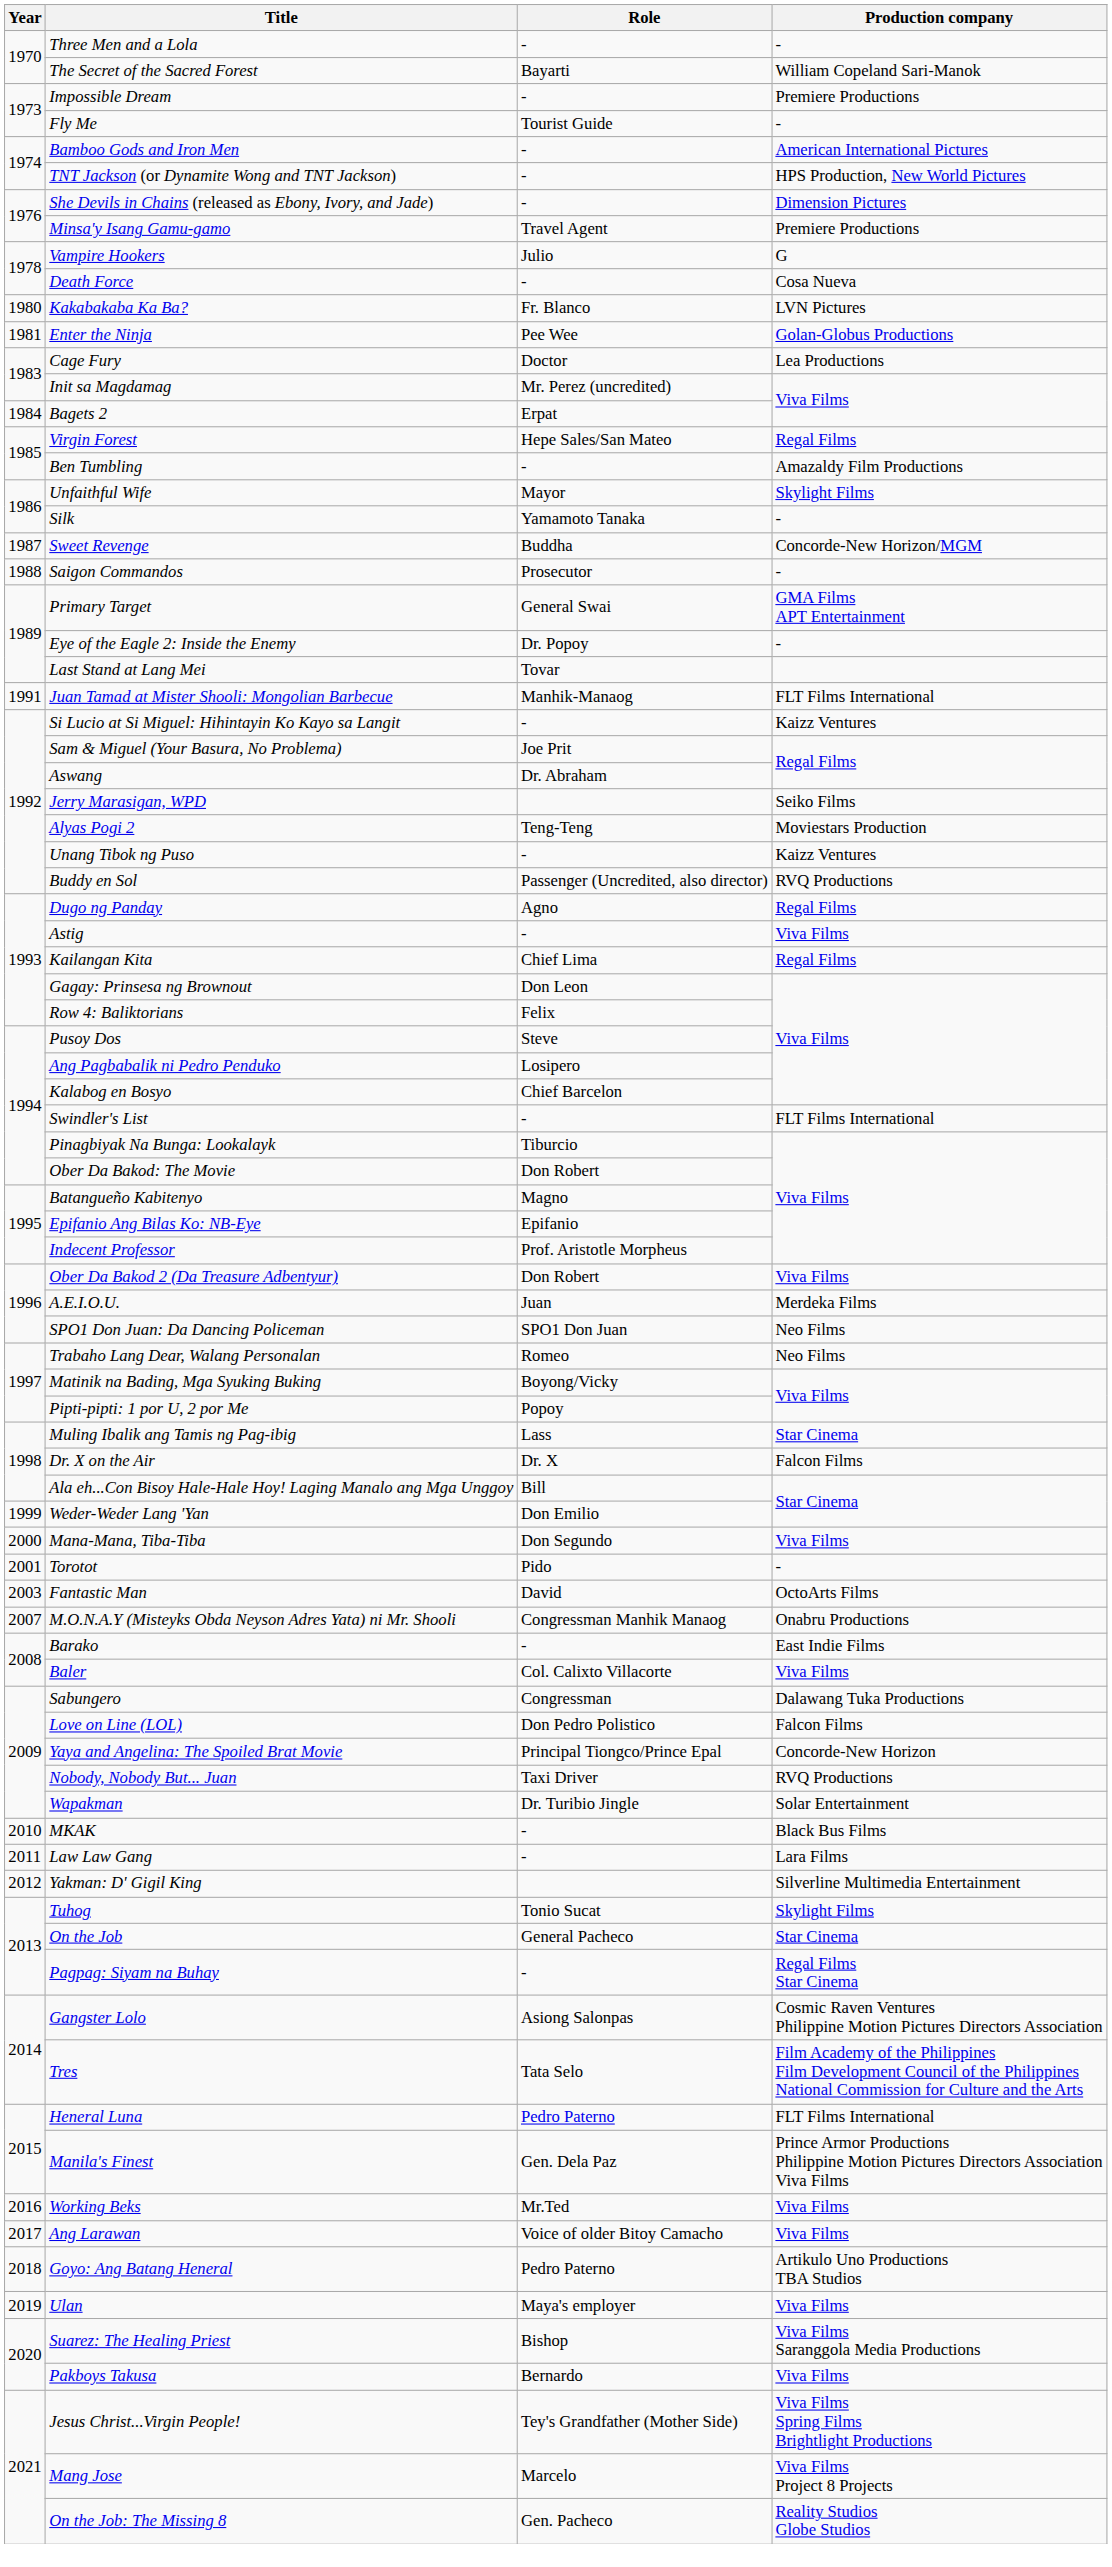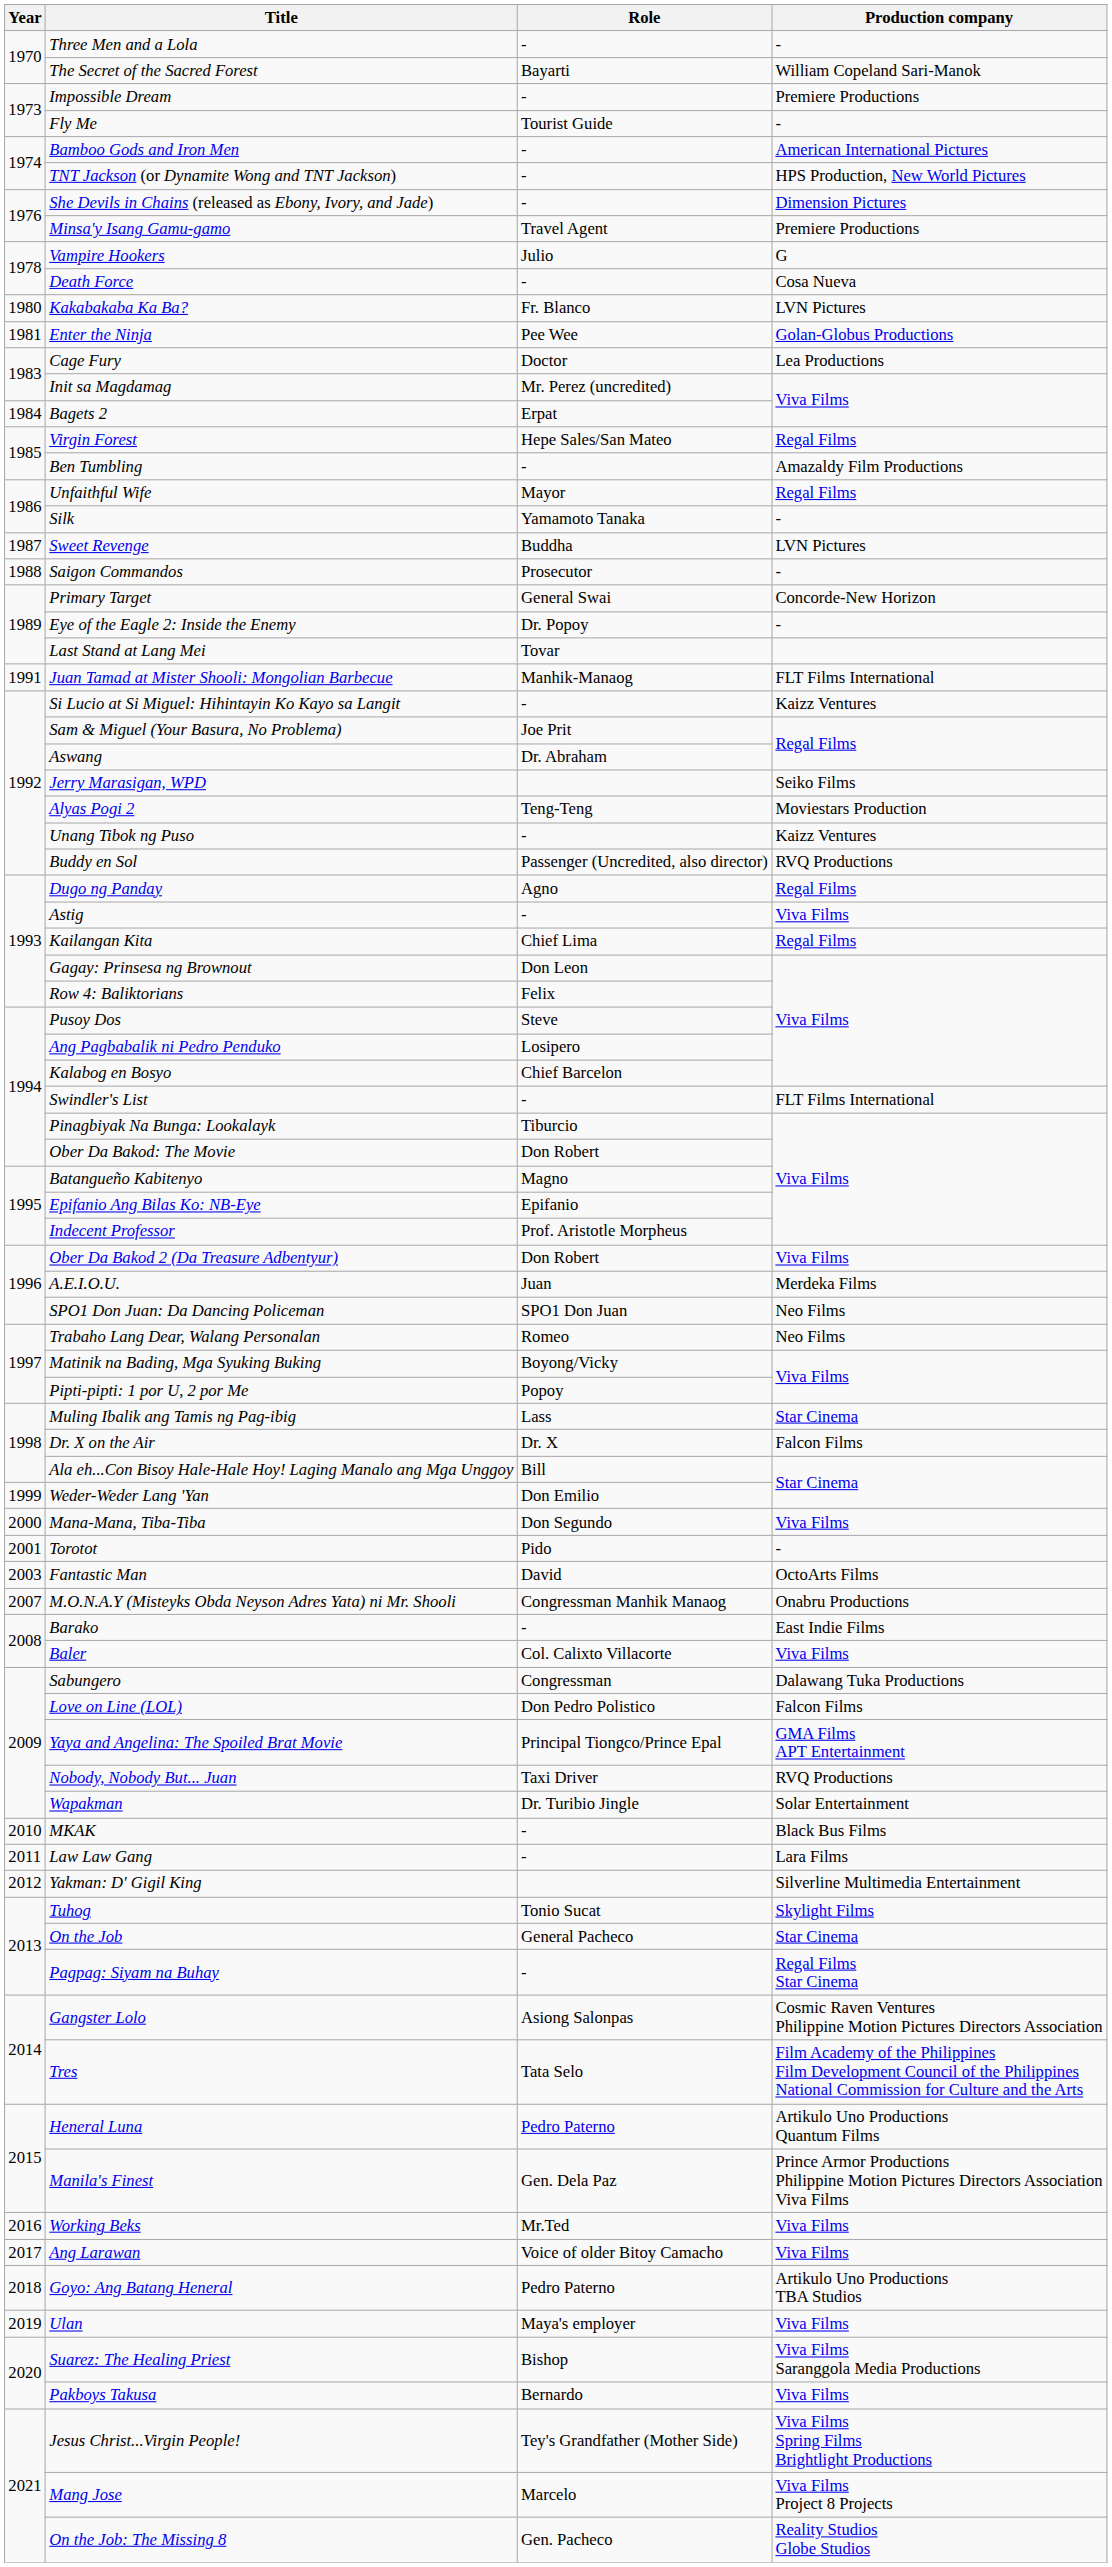(825, 492) Skylight Films -> (816, 492) Regal Films
(879, 545) Concorde-New Horizon/MGM -> (821, 545) LVN Pictures
(840, 607) GMA Films APT Entertainment -> (856, 598) Concorde-New Horizon
(856, 1751) Concorde-New Horizon -> (840, 1742) GMA Films APT Entertainment
(855, 2116) FLT Films International -> (862, 2126) Artikulo Uno Productions Quantum Films
